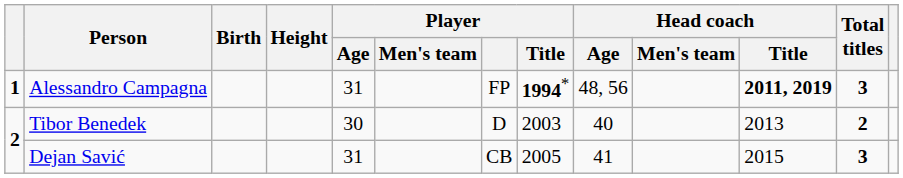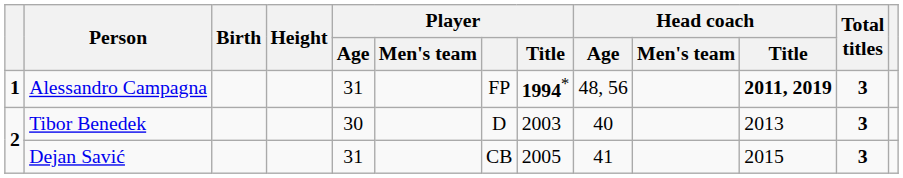(863, 123) 2 -> (863, 123) 3
